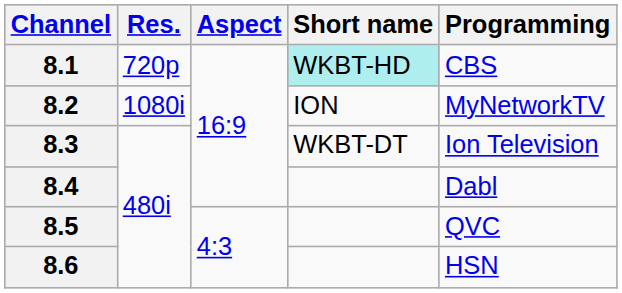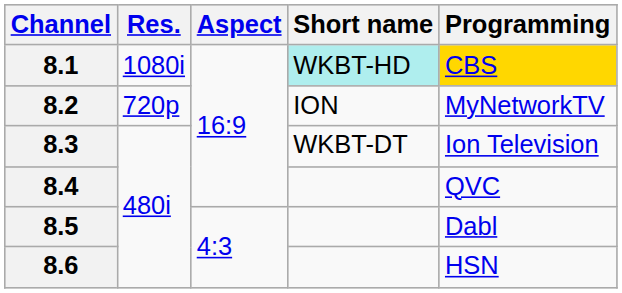(151, 65) 720p -> (154, 65) 1080i
(471, 65) no background -> (471, 65) gold background
(154, 105) 1080i -> (151, 105) 720p
(471, 186) Dabl -> (473, 186) QVC
(473, 226) QVC -> (471, 226) Dabl
